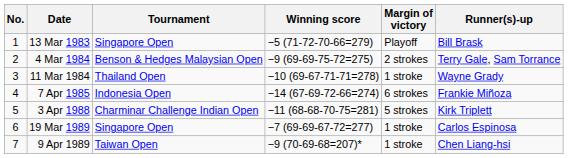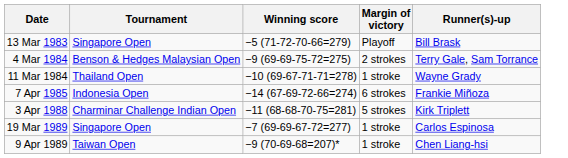- column: (16, 19)
